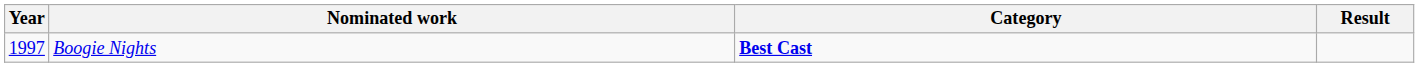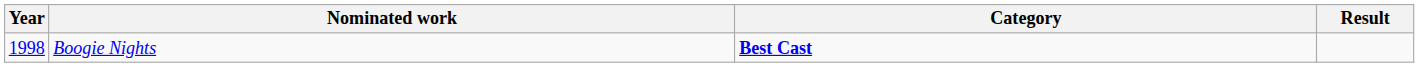(27, 47) 1997 -> (27, 47) 1998
